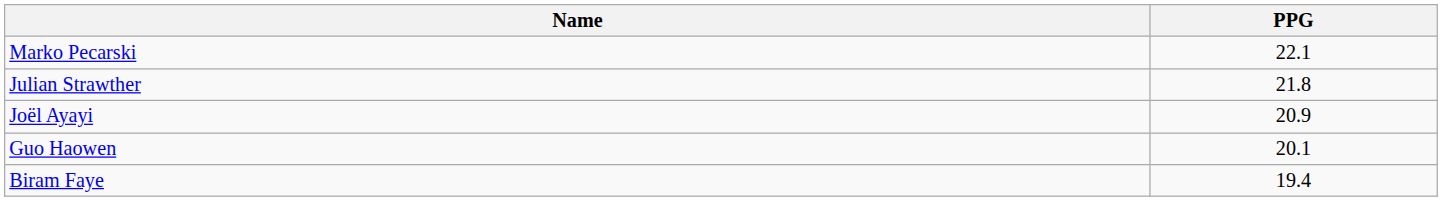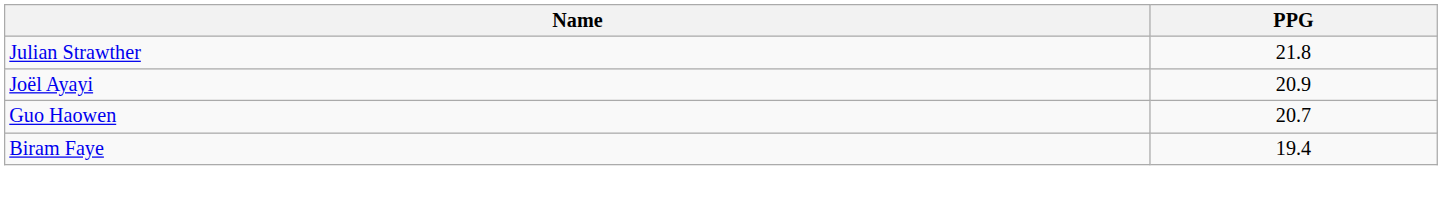- row: (73, 52)
(1294, 148) 20.1 -> (1294, 116) 20.7
